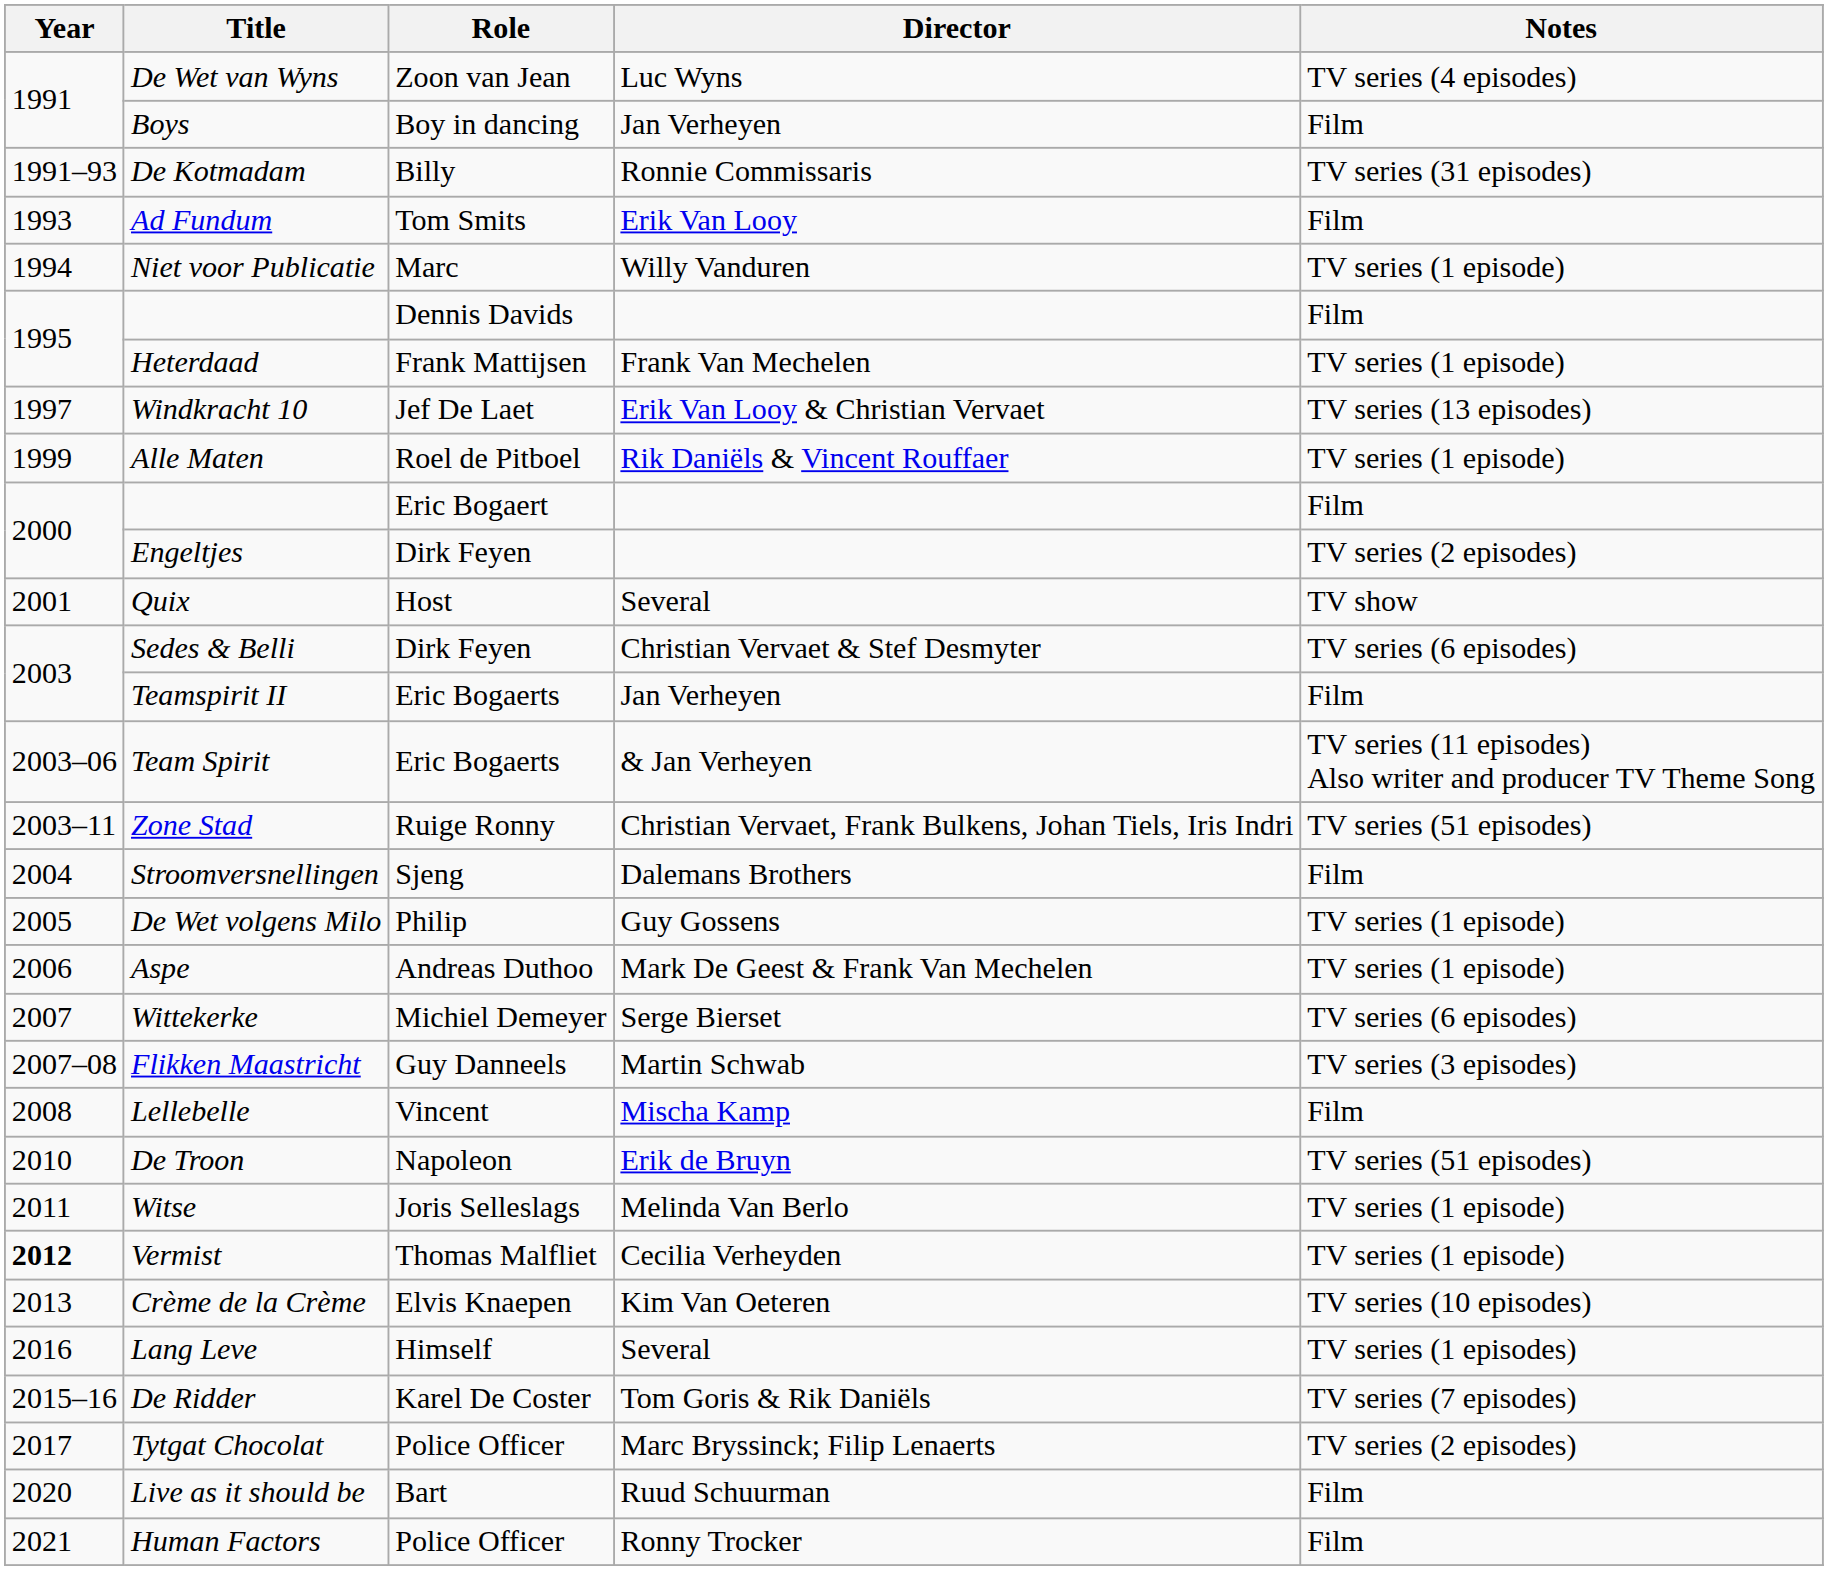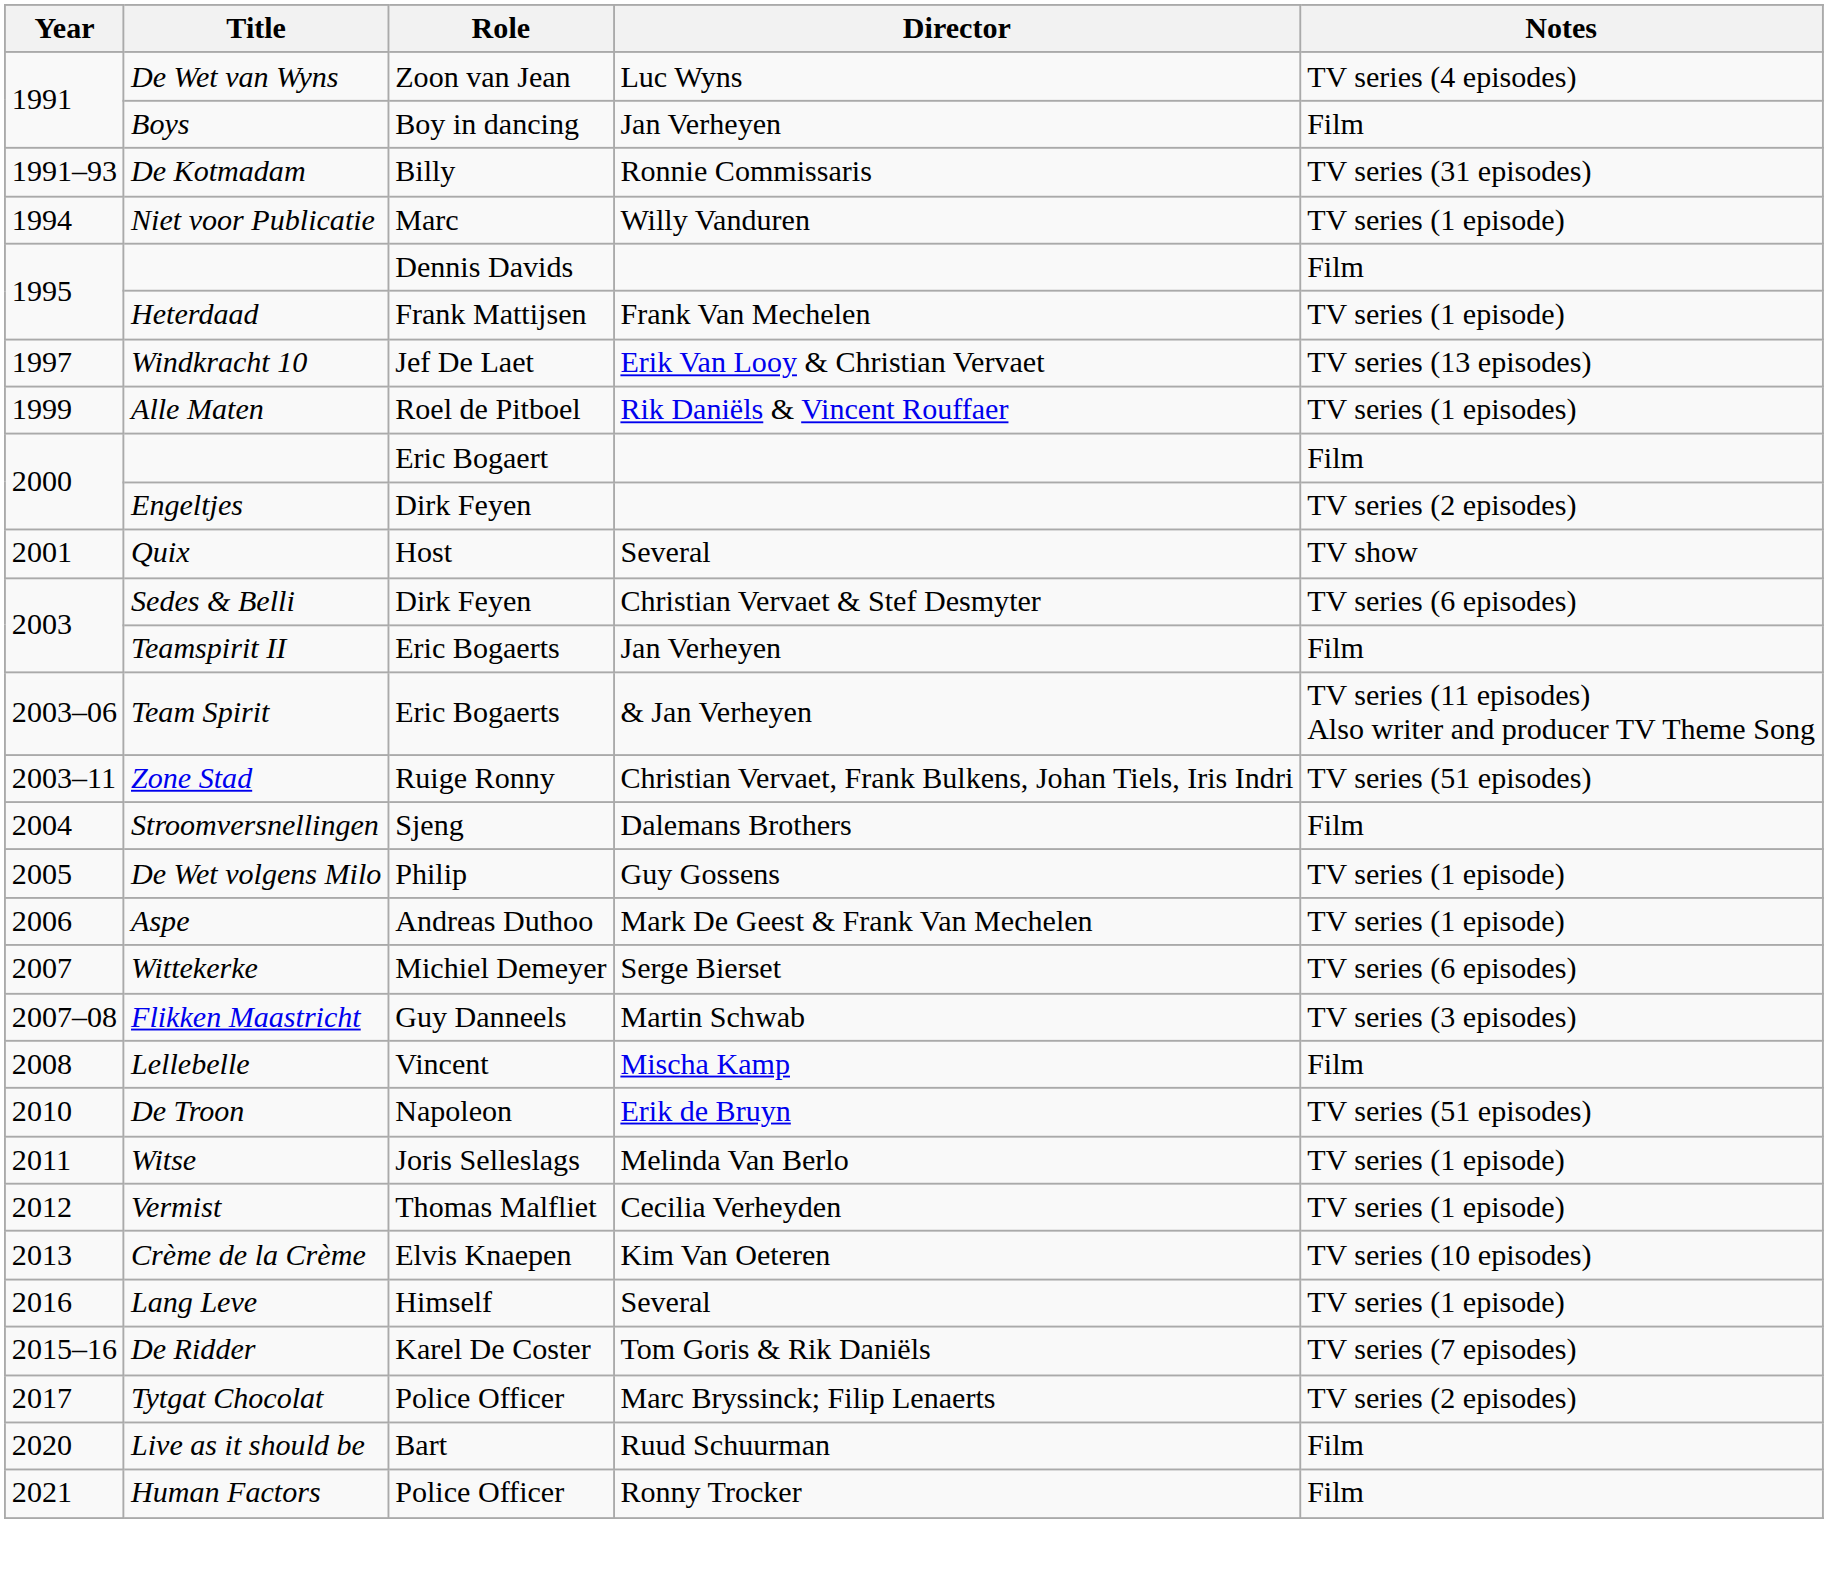- row: (202, 219)
(1436, 457) TV series (1 episode) -> (1442, 409) TV series (1 episodes)
(42, 1254) bold -> (42, 1207) normal
(1442, 1350) TV series (1 episodes) -> (1436, 1302) TV series (1 episode)
